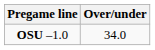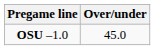(115, 34) 34.0 -> (115, 34) 45.0
